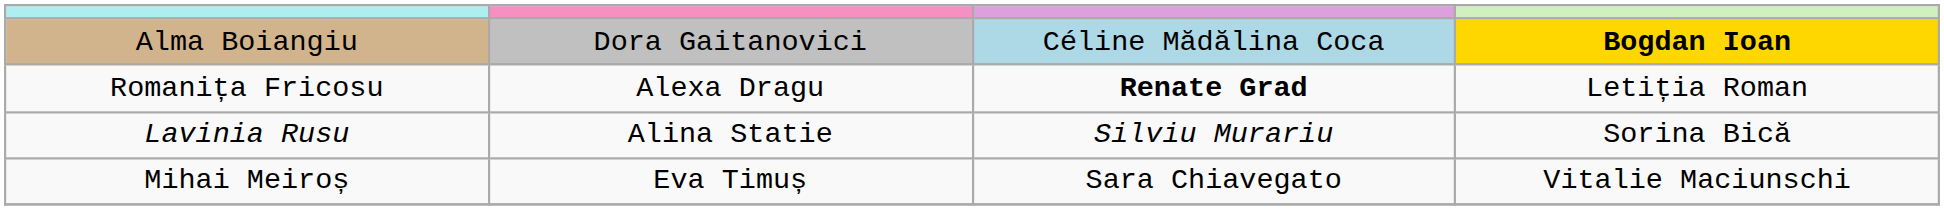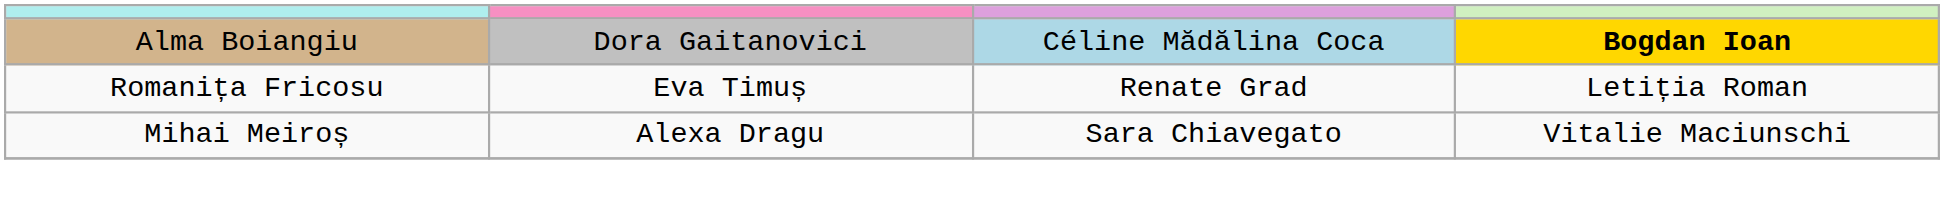(730, 88) Alexa Dragu -> (730, 88) Eva Timuș
(1214, 88) bold -> (1214, 88) normal
- row: (247, 135)
(730, 181) Eva Timuș -> (730, 135) Alexa Dragu
